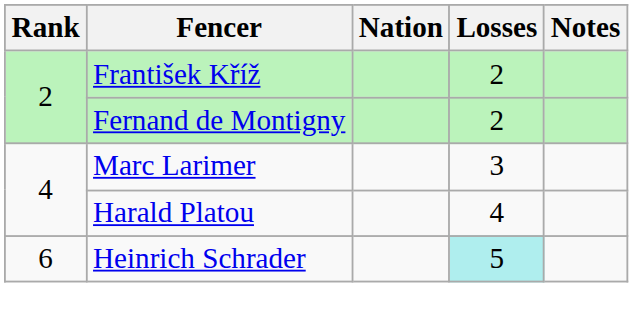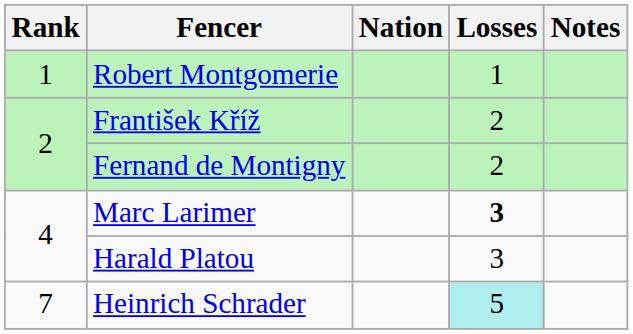+ row: (216, 73)
(497, 166) normal -> (497, 212) bold
(497, 212) 4 -> (497, 258) 3
(46, 258) 6 -> (46, 304) 7
